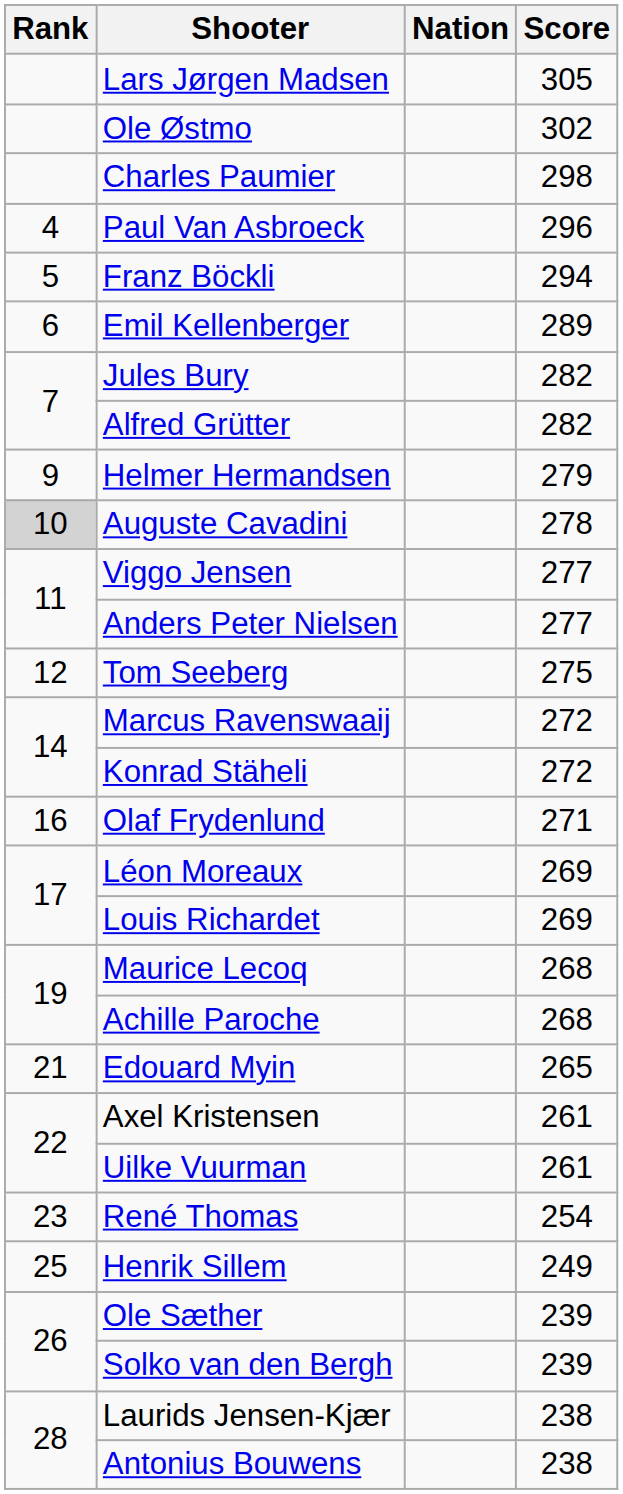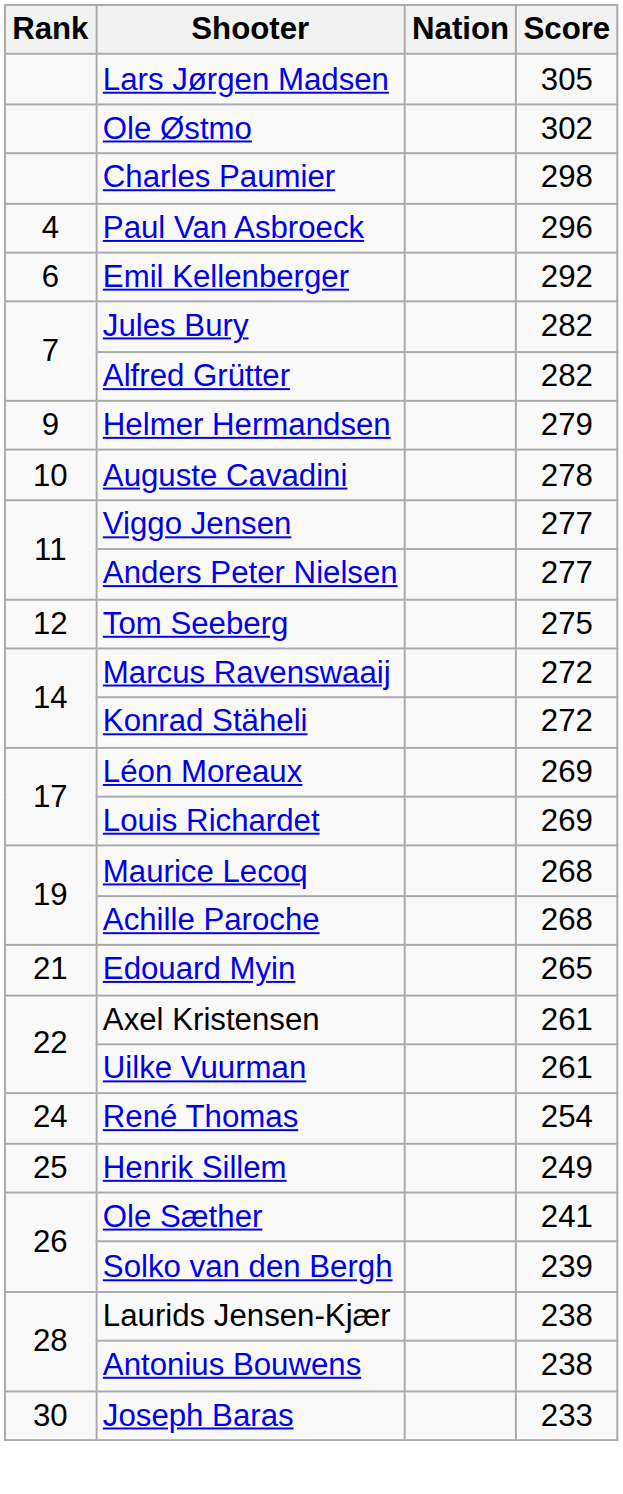- row: (189, 276)
(567, 326) 289 -> (567, 276) 292
(50, 524) lightgrey background -> (50, 474) no background
- row: (214, 820)
(50, 1216) 23 -> (50, 1117) 24
(567, 1315) 239 -> (567, 1216) 241
+ row: (198, 1414)
